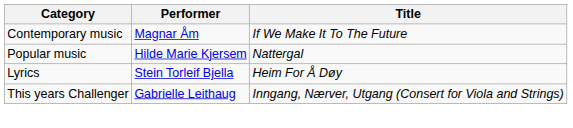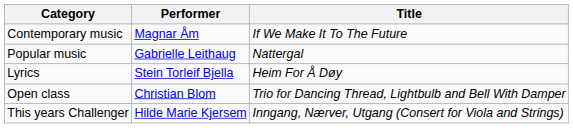(191, 53) Hilde Marie Kjersem -> (185, 53) Gabrielle Leithaug
+ row: (38, 93)
(185, 93) Gabrielle Leithaug -> (191, 113) Hilde Marie Kjersem
